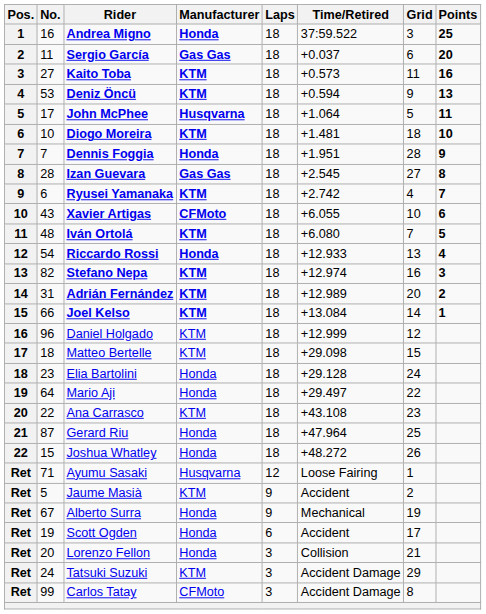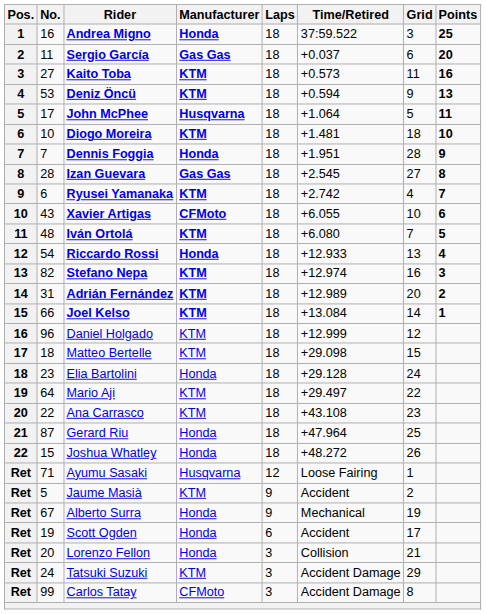(198, 393) Honda -> (193, 393) KTM
